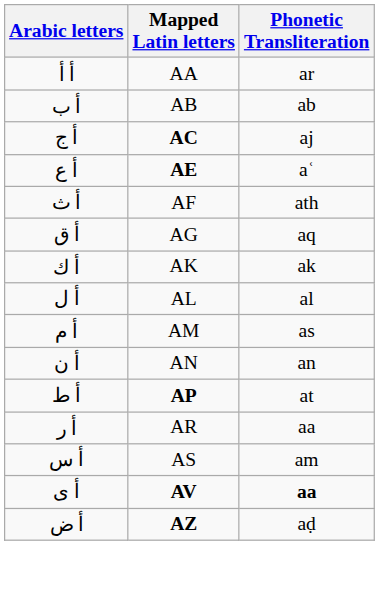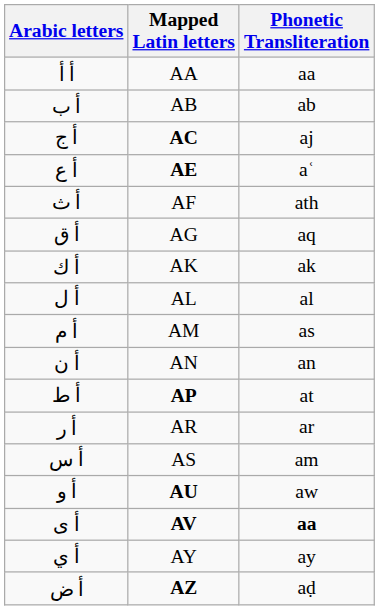(307, 73) ar -> (307, 73) aa
(307, 427) aa -> (307, 427) ar
+ row: (66, 492)
+ row: (66, 556)
